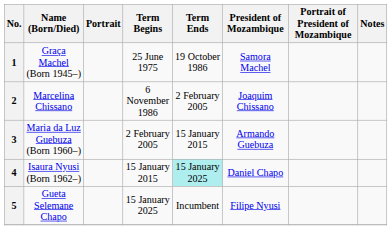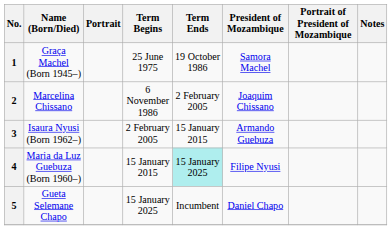(54, 139) Maria da Luz Guebuza (Born 1960–) -> (54, 134) Isaura Nyusi (Born 1962–)
(54, 172) Isaura Nyusi (Born 1962–) -> (54, 167) Maria da Luz Guebuza (Born 1960–)
(255, 172) Daniel Chapo -> (255, 167) Filipe Nyusi
(255, 205) Filipe Nyusi -> (255, 205) Daniel Chapo
